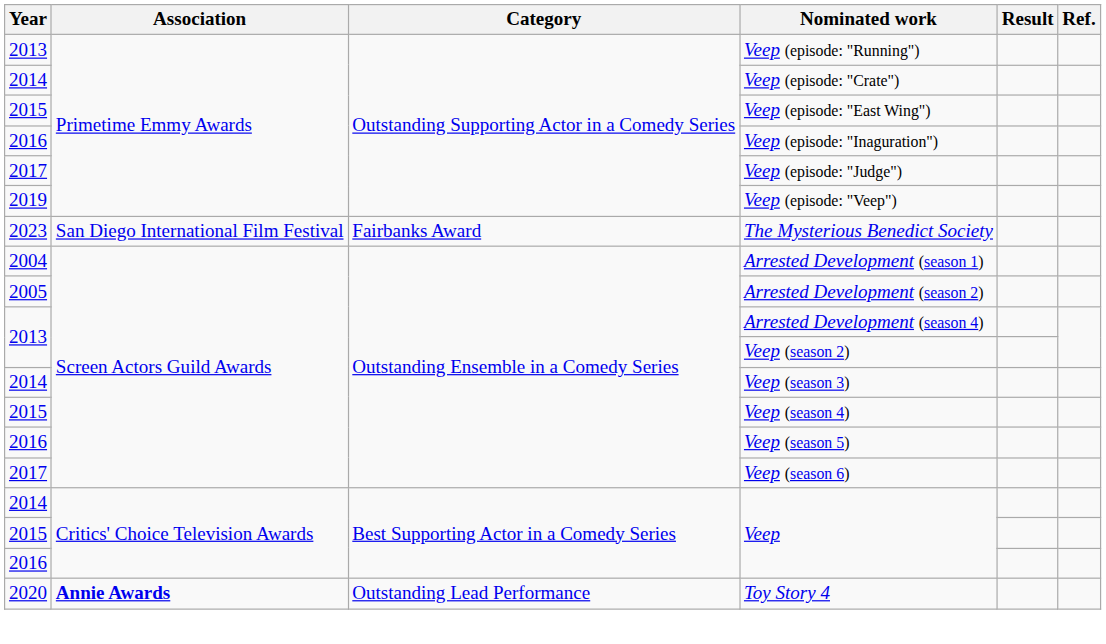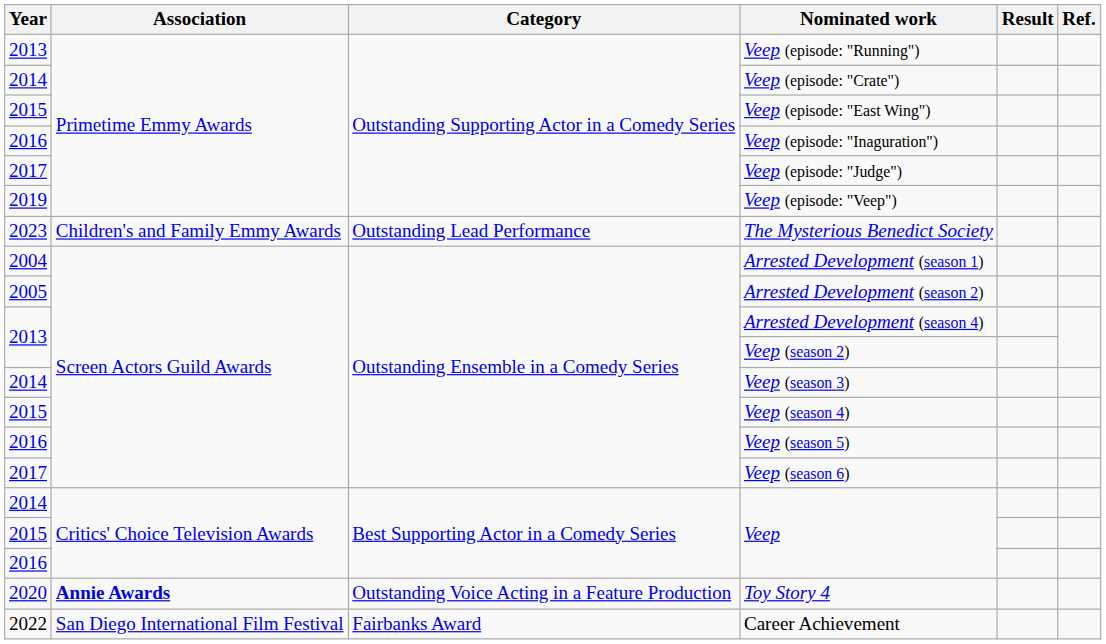(200, 230) San Diego International Film Festival -> (198, 230) Children's and Family Emmy Awards
(417, 230) Fairbanks Award -> (471, 230) Outstanding Lead Performance
(471, 593) Outstanding Lead Performance -> (542, 593) Outstanding Voice Acting in a Feature Production
+ row: (28, 623)
